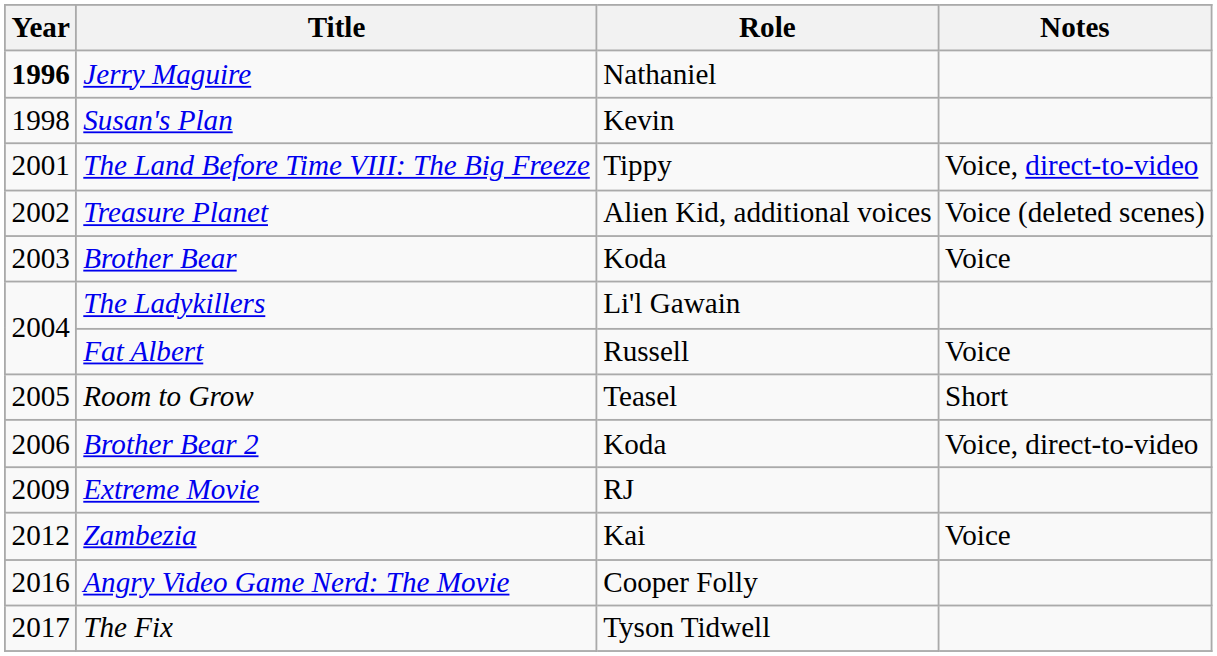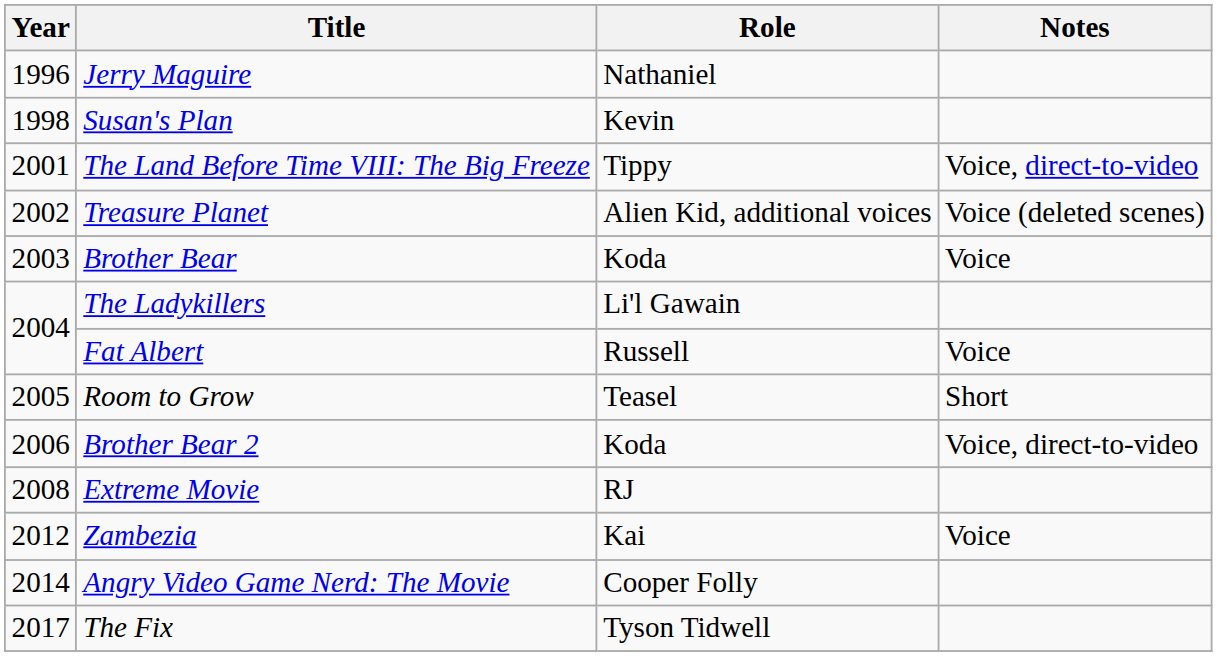(41, 73) bold -> (41, 73) normal
(41, 489) 2009 -> (41, 489) 2008
(41, 581) 2016 -> (41, 581) 2014
